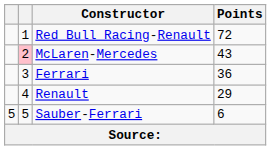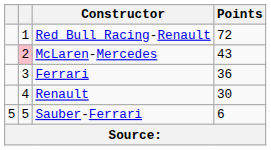(225, 95) 29 -> (225, 95) 30
